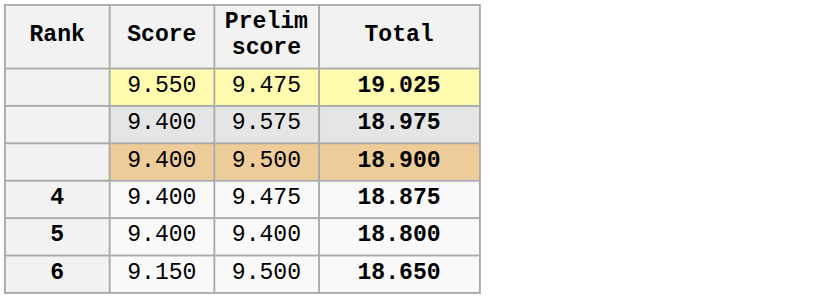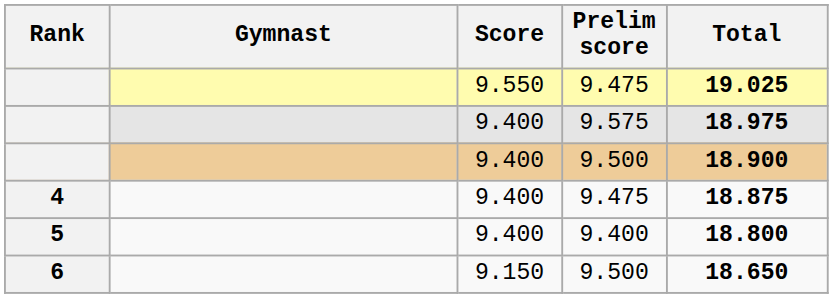+ column: (283, 37)
